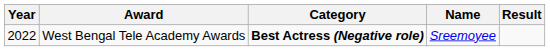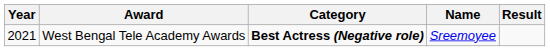(22, 35) 2022 -> (22, 35) 2021
